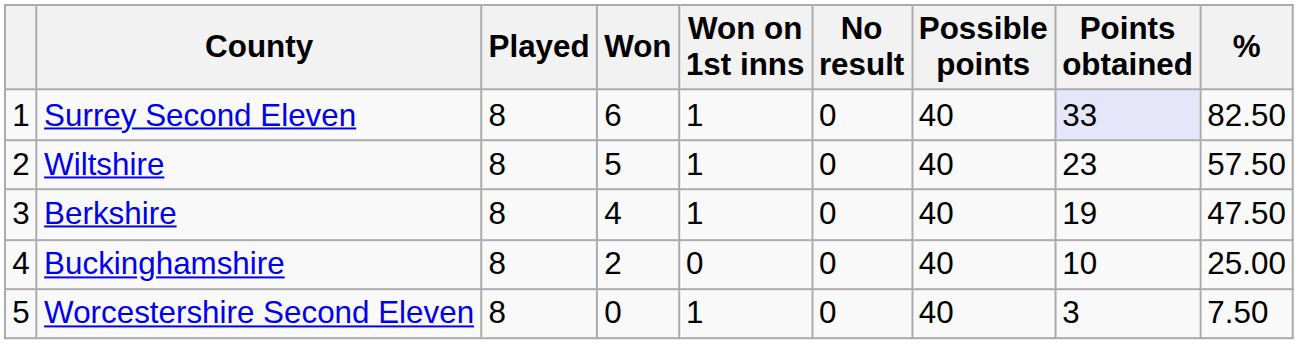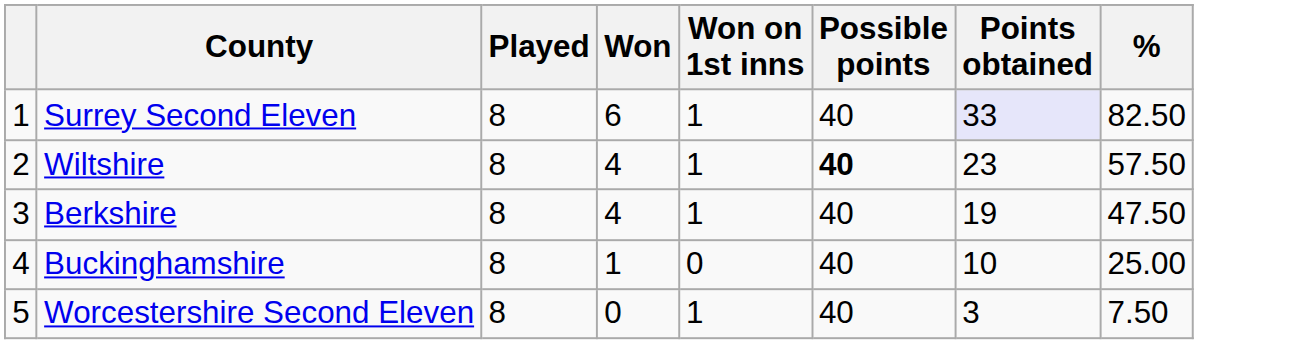- column: (862, 47)
(613, 164) 5 -> (613, 164) 4
(936, 164) normal -> (836, 164) bold
(613, 263) 2 -> (613, 263) 1
